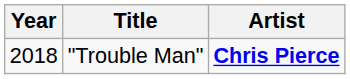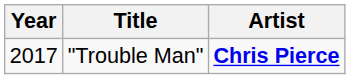(34, 55) 2018 -> (34, 55) 2017
